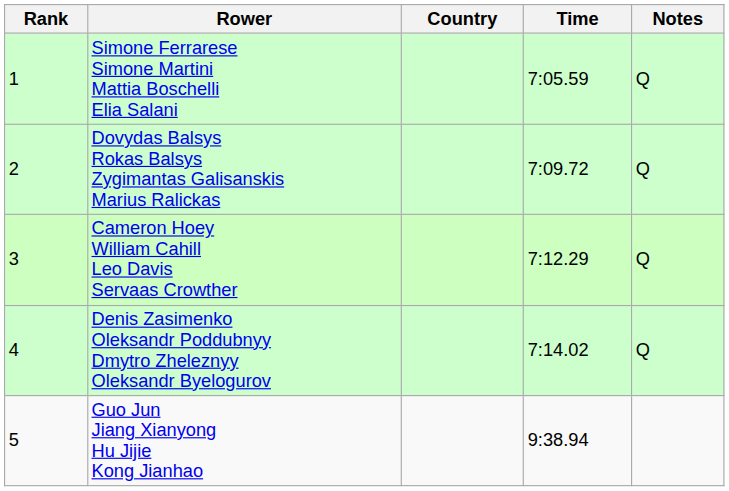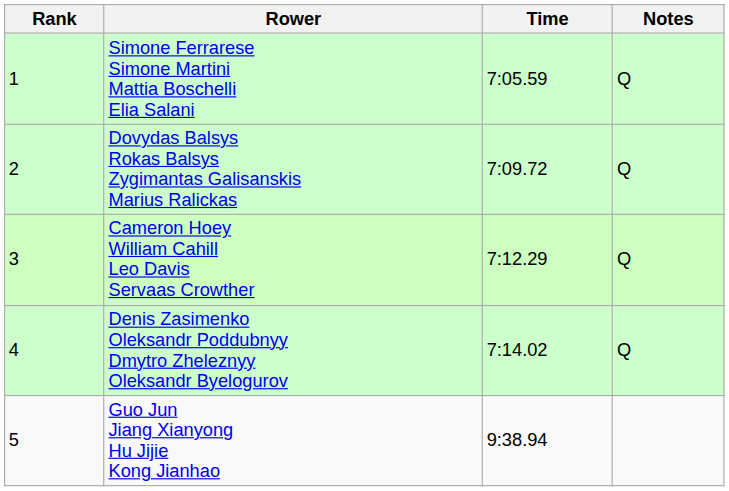- column: (462, 18)
